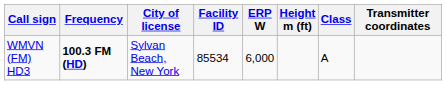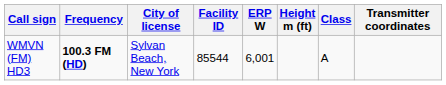(213, 57) 85534 -> (213, 57) 85544
(260, 57) 6,000 -> (260, 57) 6,001
